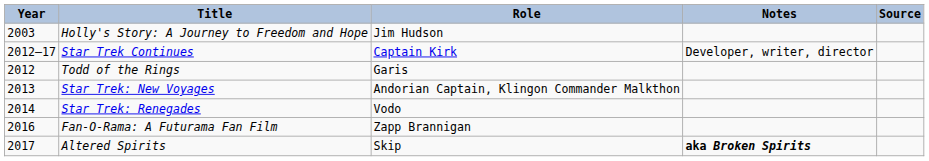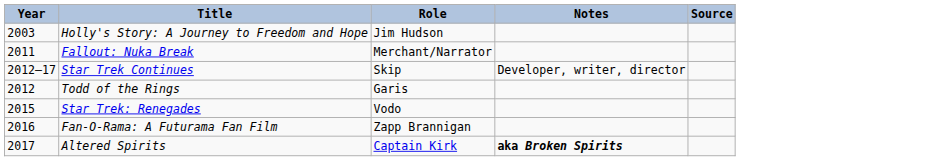+ row: (128, 52)
(415, 52) Captain Kirk -> (387, 70) Skip
- row: (138, 89)
(21, 108) 2014 -> (21, 108) 2015
(387, 146) Skip -> (415, 146) Captain Kirk
